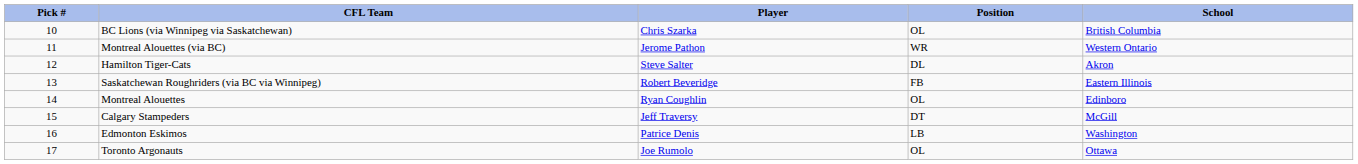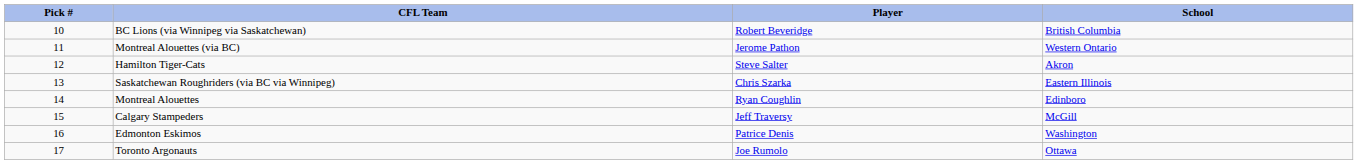- column: (995, 13)
(669, 30) Chris Szarka -> (774, 30) Robert Beveridge
(679, 82) Robert Beveridge -> (763, 82) Chris Szarka
